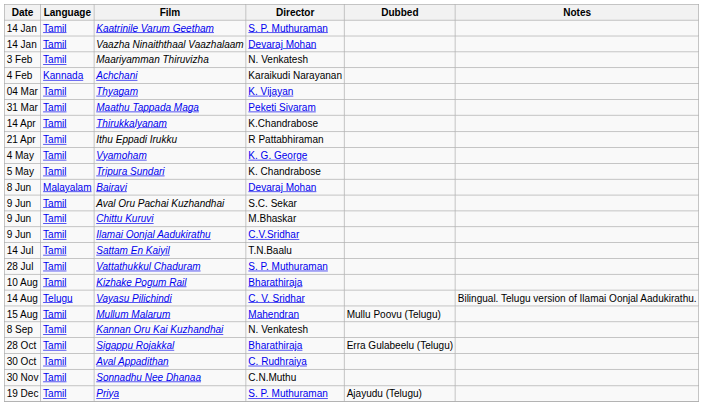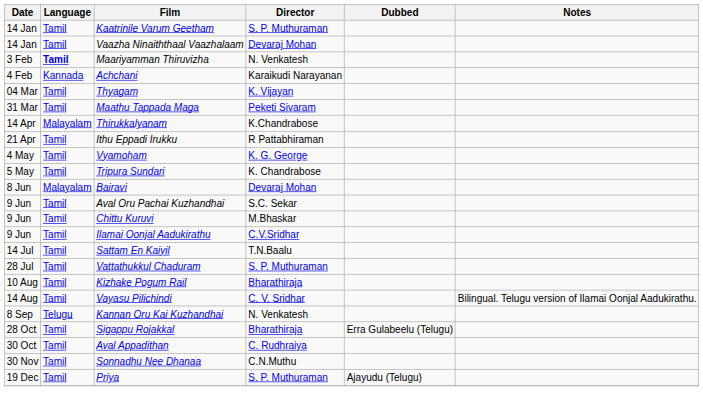(55, 60) normal -> (56, 60) bold
(55, 124) Tamil -> (67, 124) Malayalam
(58, 298) Telugu -> (55, 298) Tamil
- row: (133, 314)
(55, 330) Tamil -> (58, 314) Telugu
